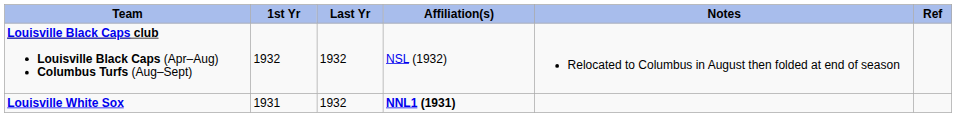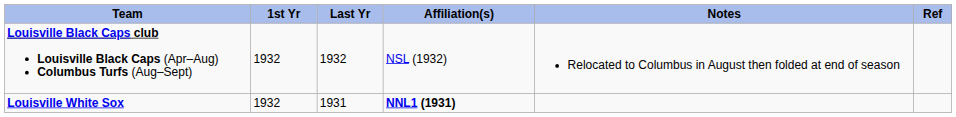(267, 103) 1931 -> (267, 103) 1932
(333, 103) 1932 -> (333, 103) 1931
